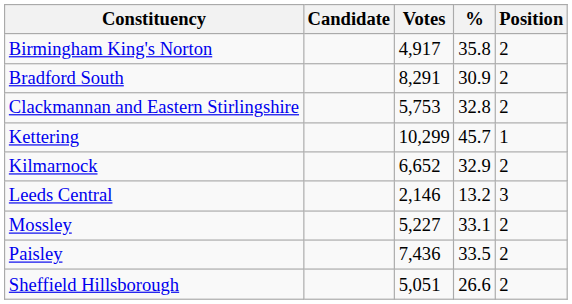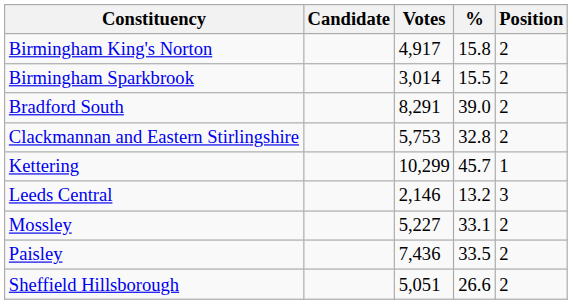(474, 48) 35.8 -> (474, 48) 15.8
+ row: (101, 78)
(474, 78) 30.9 -> (474, 107) 39.0
- row: (53, 166)
